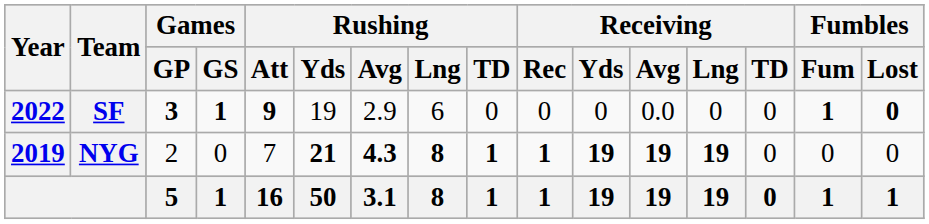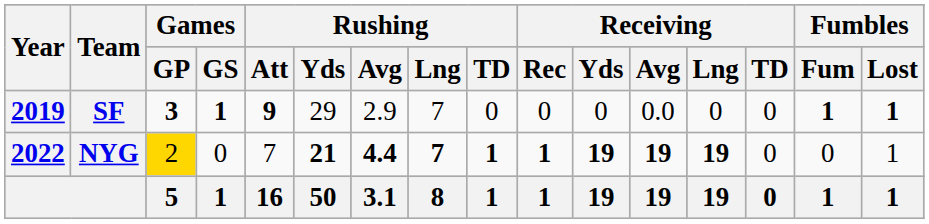(38, 111) 2022 -> (38, 111) 2019
(323, 111) 19 -> (323, 111) 29
(438, 111) 6 -> (438, 111) 7
(892, 111) 0 -> (892, 111) 1
(38, 153) 2019 -> (38, 153) 2022
(171, 153) no background -> (171, 153) gold background
(380, 153) 4.3 -> (380, 153) 4.4
(438, 153) 8 -> (438, 153) 7
(892, 153) 0 -> (892, 153) 1
